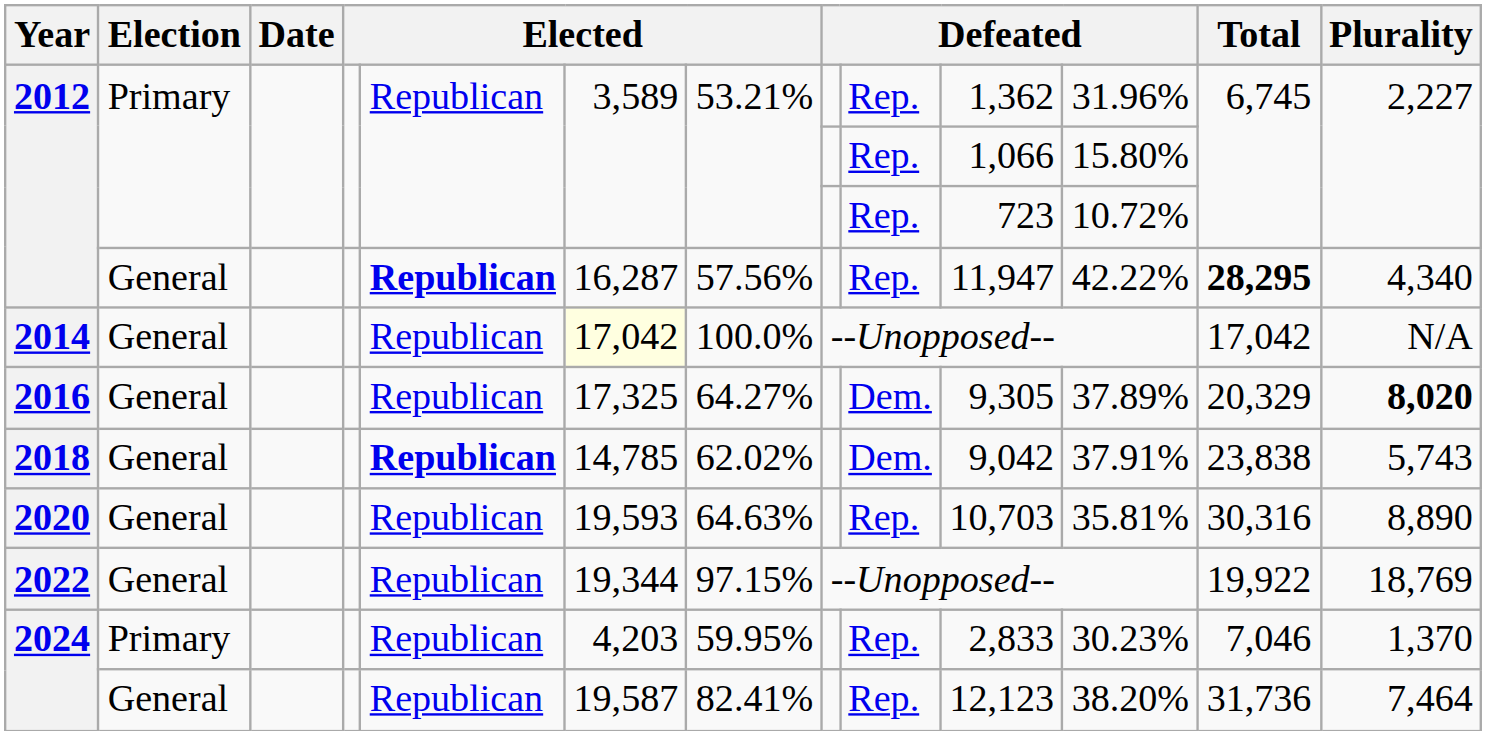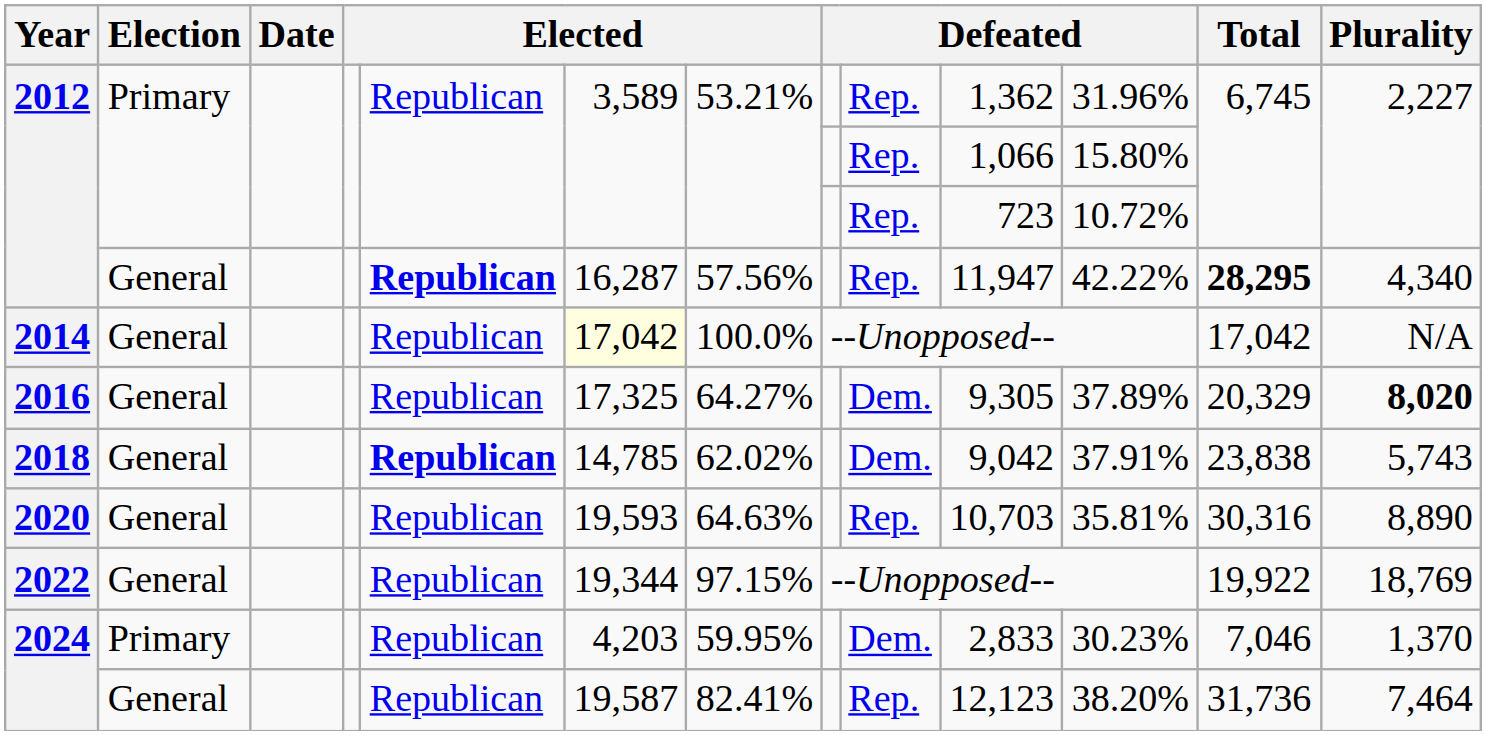(884, 638) Rep. -> (890, 638) Dem.
